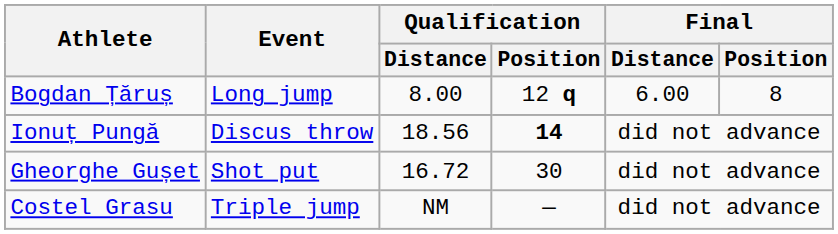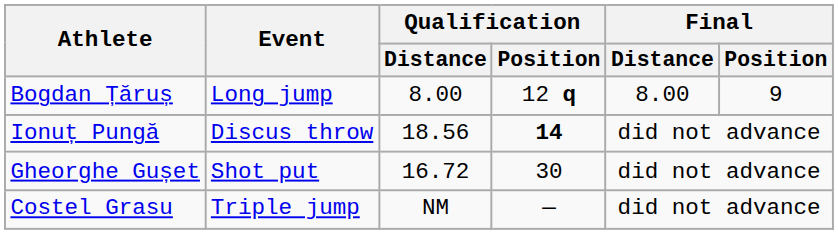(662, 95) 6.00 -> (662, 95) 8.00
(776, 95) 8 -> (776, 95) 9
